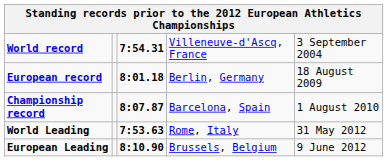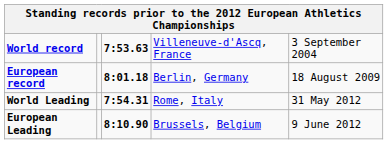(142, 48) 7:54.31 -> (126, 48) 7:53.63
- row: (45, 107)
(142, 130) 7:53.63 -> (126, 101) 7:54.31
